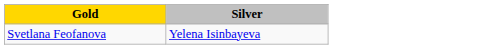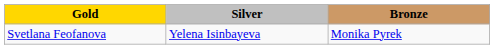+ column: (409, 14)
